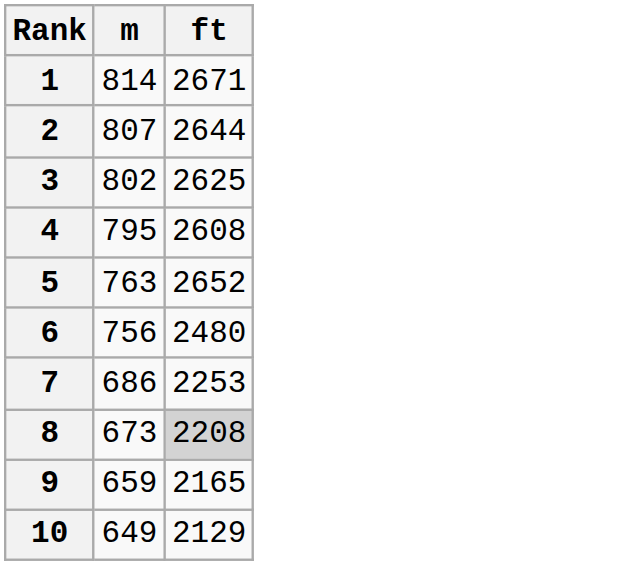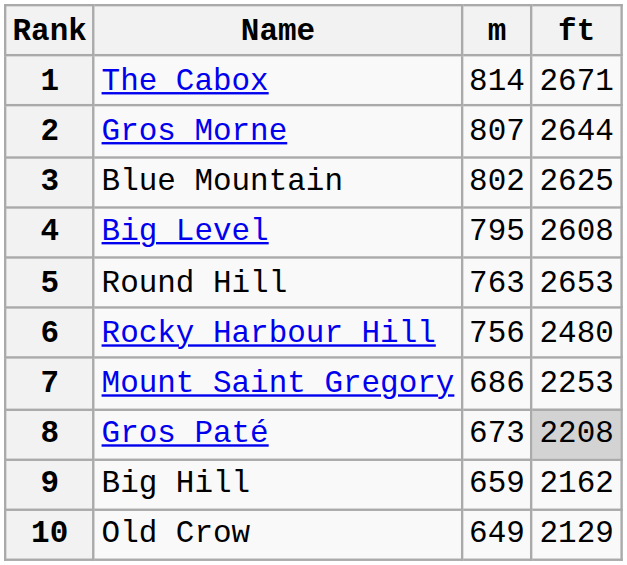+ column: (278, 30)
(209, 283) 2652 -> (577, 283) 2653
(209, 484) 2165 -> (577, 484) 2162
